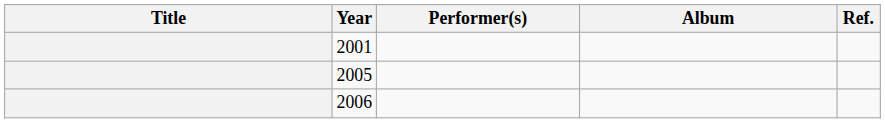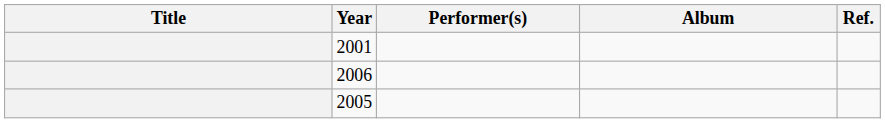rows swapped: (354, 74) <-> (354, 103)
